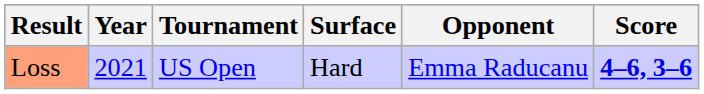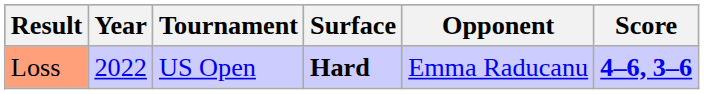(121, 66) 2021 -> (121, 66) 2022
(336, 66) normal -> (340, 66) bold
